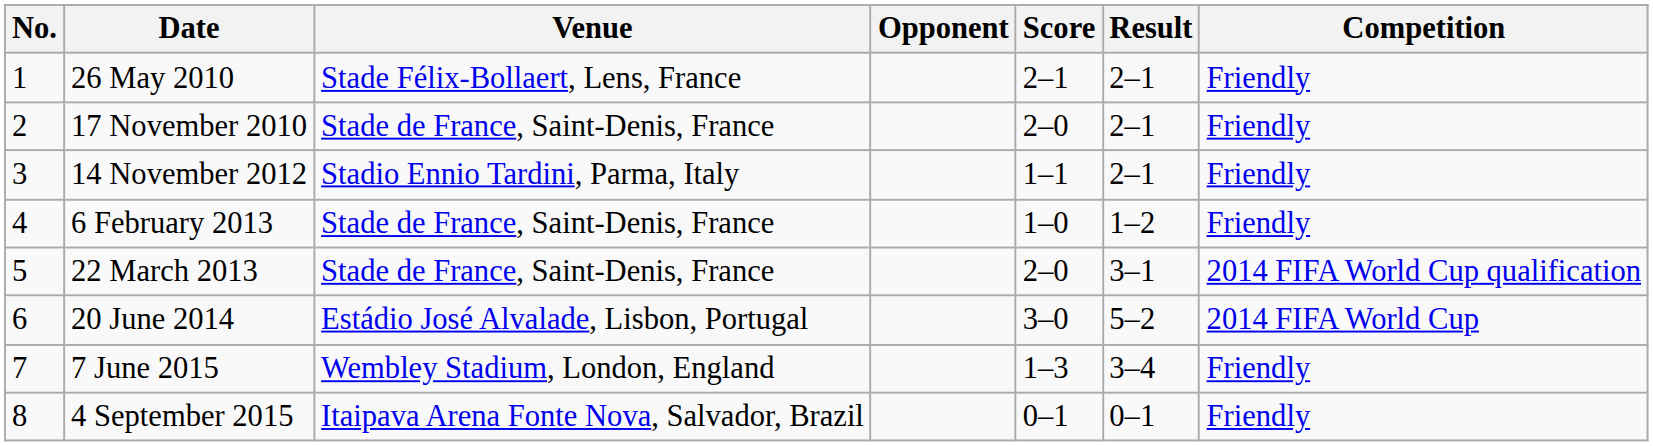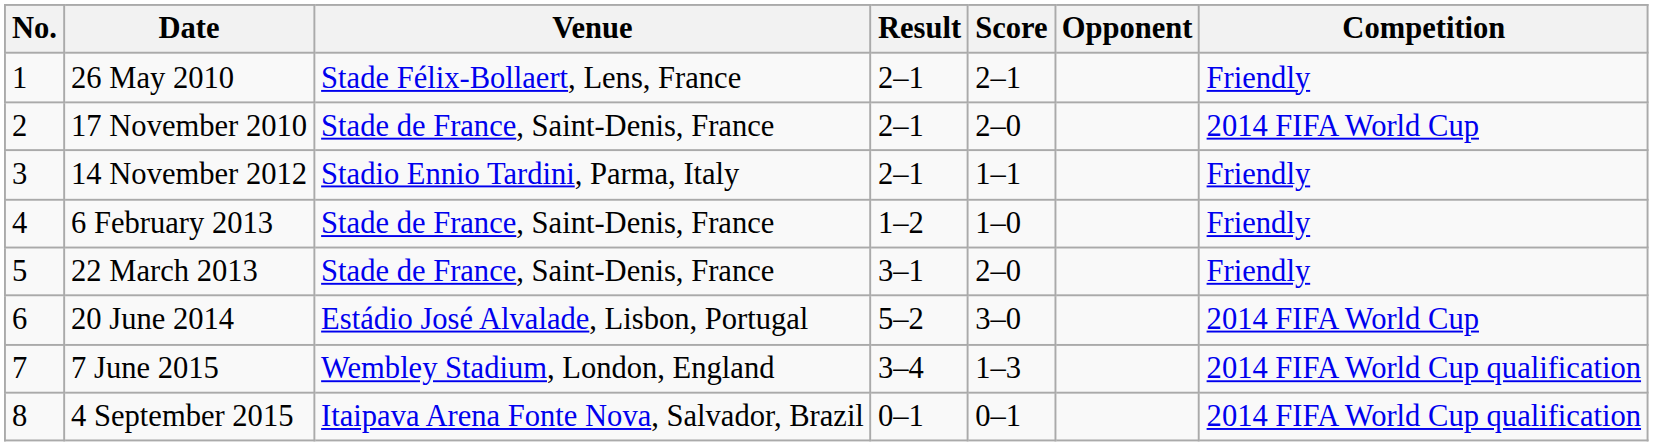columns swapped: (943, 28) <-> (1151, 28)
(1258, 125) Friendly -> (1343, 125) 2014 FIFA World Cup
(1424, 271) 2014 FIFA World Cup qualification -> (1258, 271) Friendly
(1258, 367) Friendly -> (1424, 367) 2014 FIFA World Cup qualification
(1258, 416) Friendly -> (1424, 416) 2014 FIFA World Cup qualification
